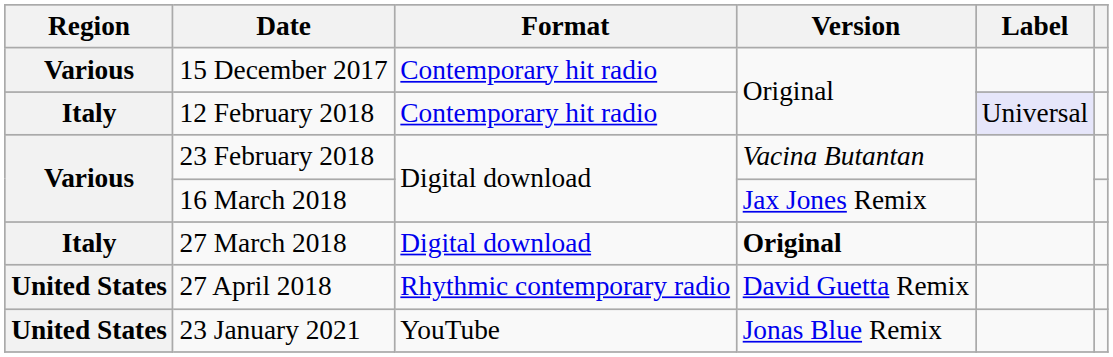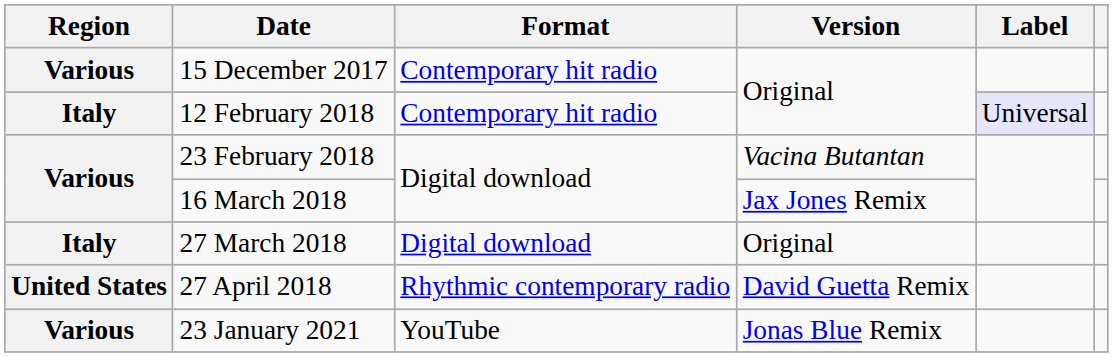(792, 243) bold -> (788, 243) normal
(89, 329) United States -> (89, 329) Various
